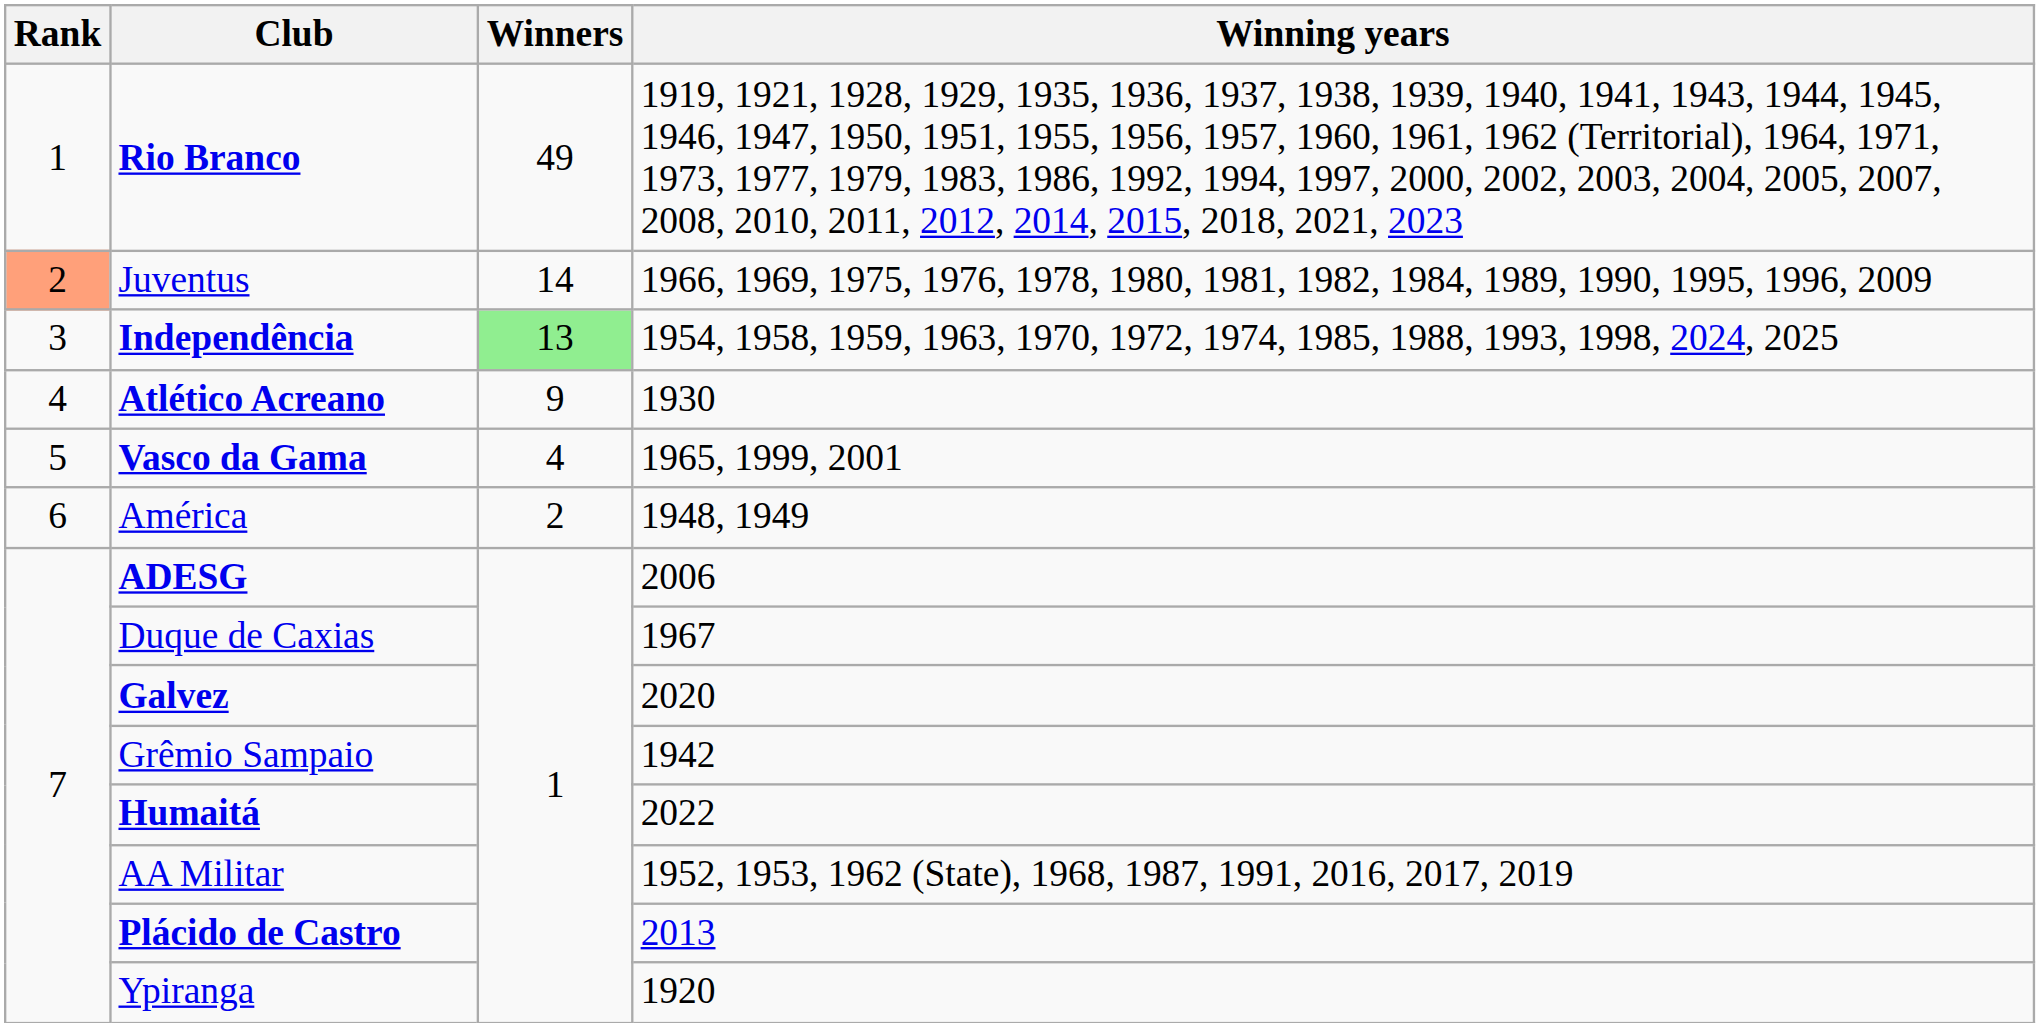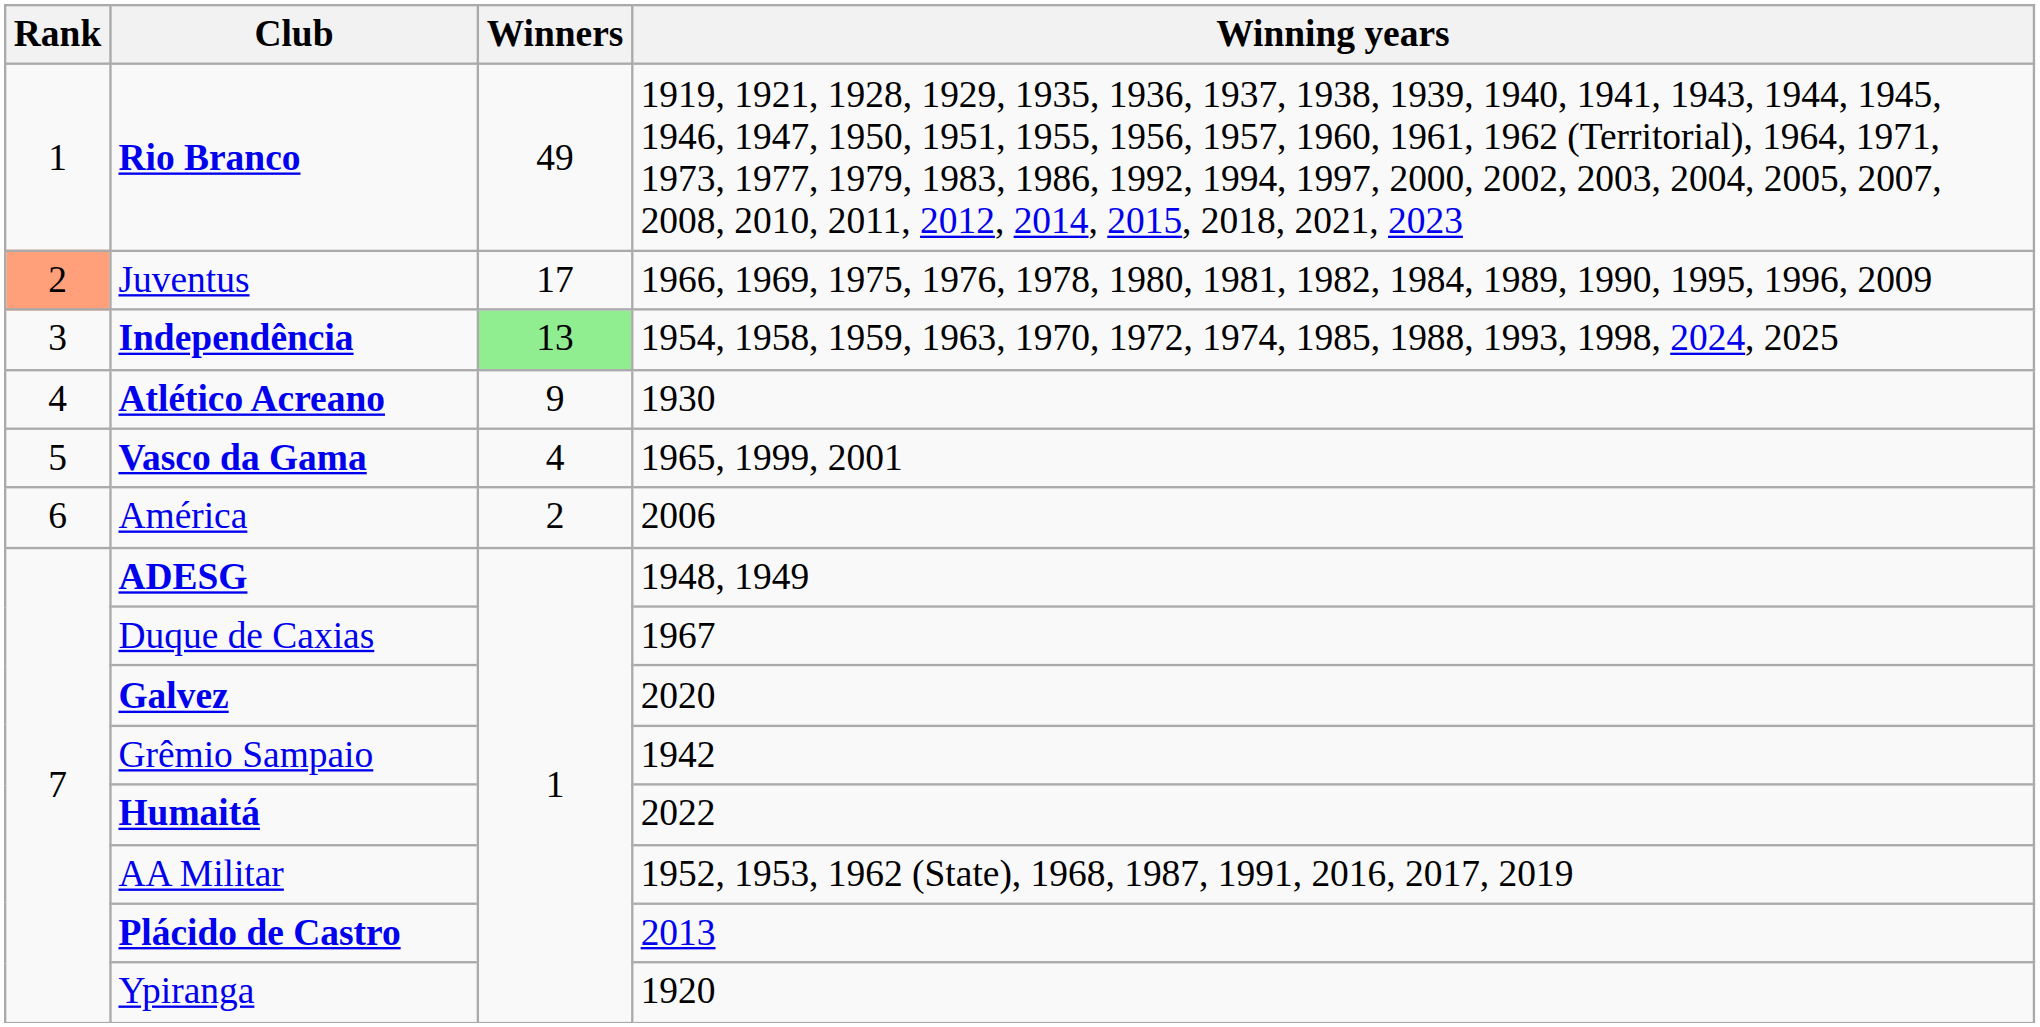(555, 279) 14 -> (555, 279) 17
(725, 516) 1948, 1949 -> (678, 516) 2006
(678, 576) 2006 -> (725, 576) 1948, 1949
